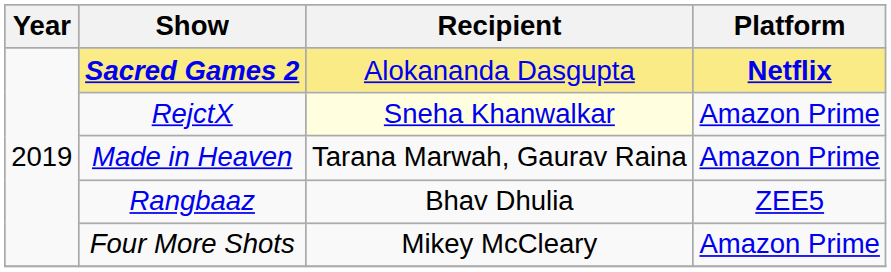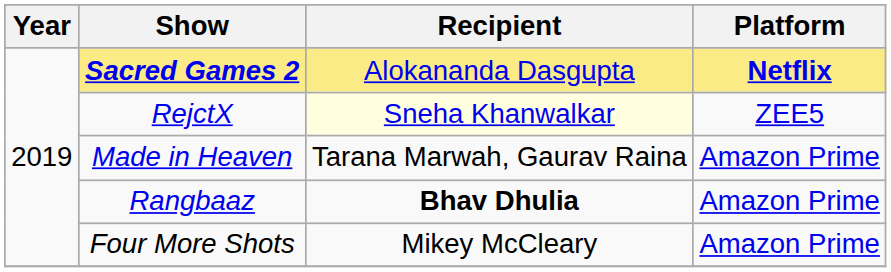(790, 113) Amazon Prime -> (790, 113) ZEE5
(499, 200) normal -> (499, 200) bold
(790, 200) ZEE5 -> (790, 200) Amazon Prime
